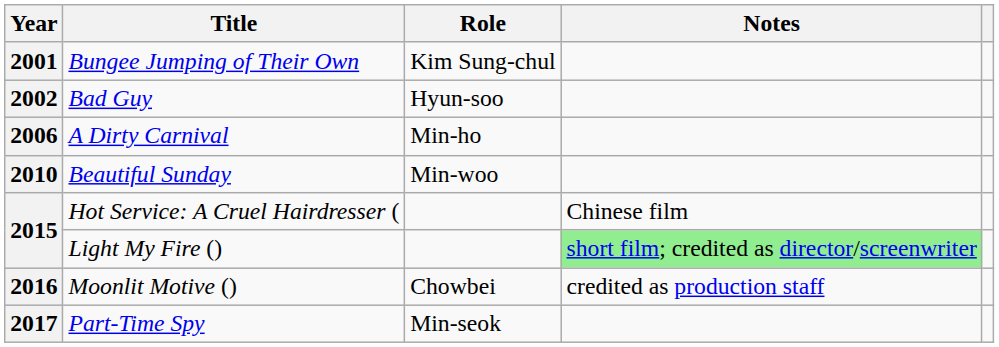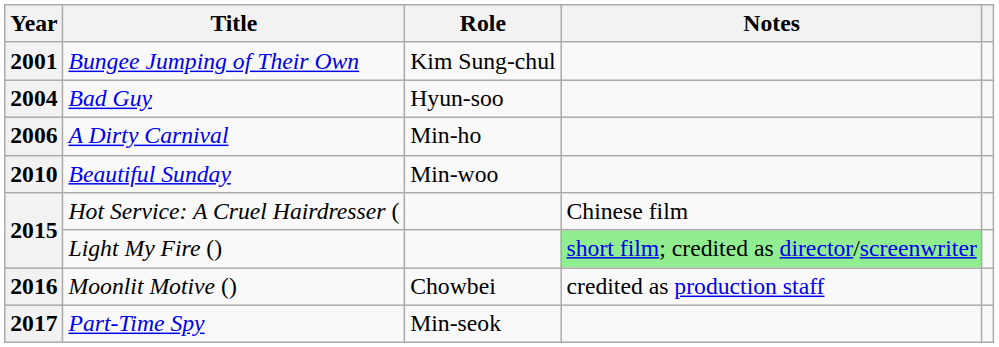(34, 98) 2002 -> (34, 98) 2004
